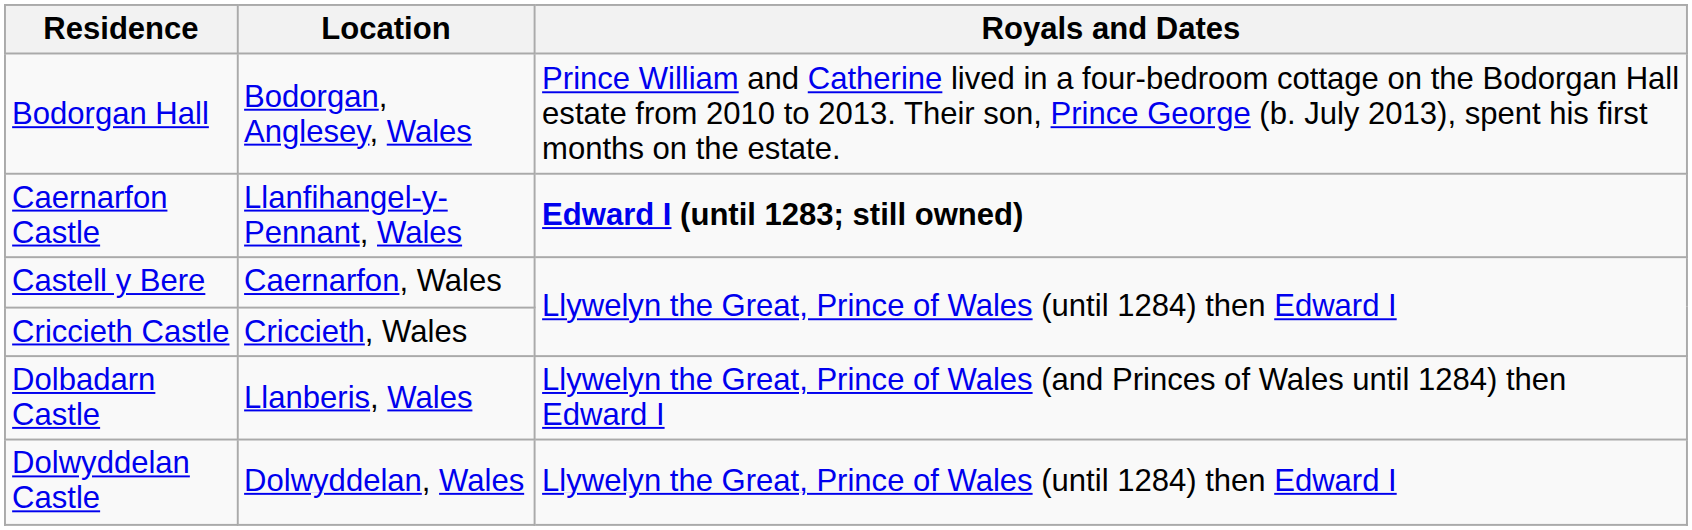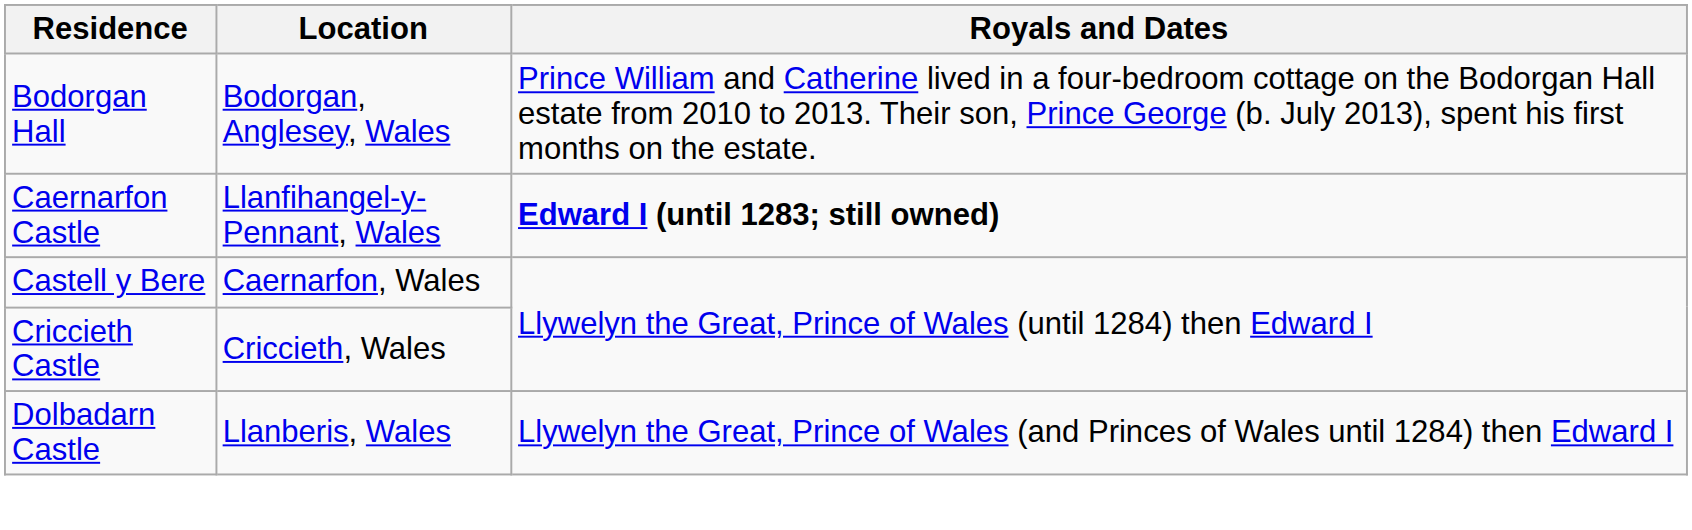- row: (101, 481)
